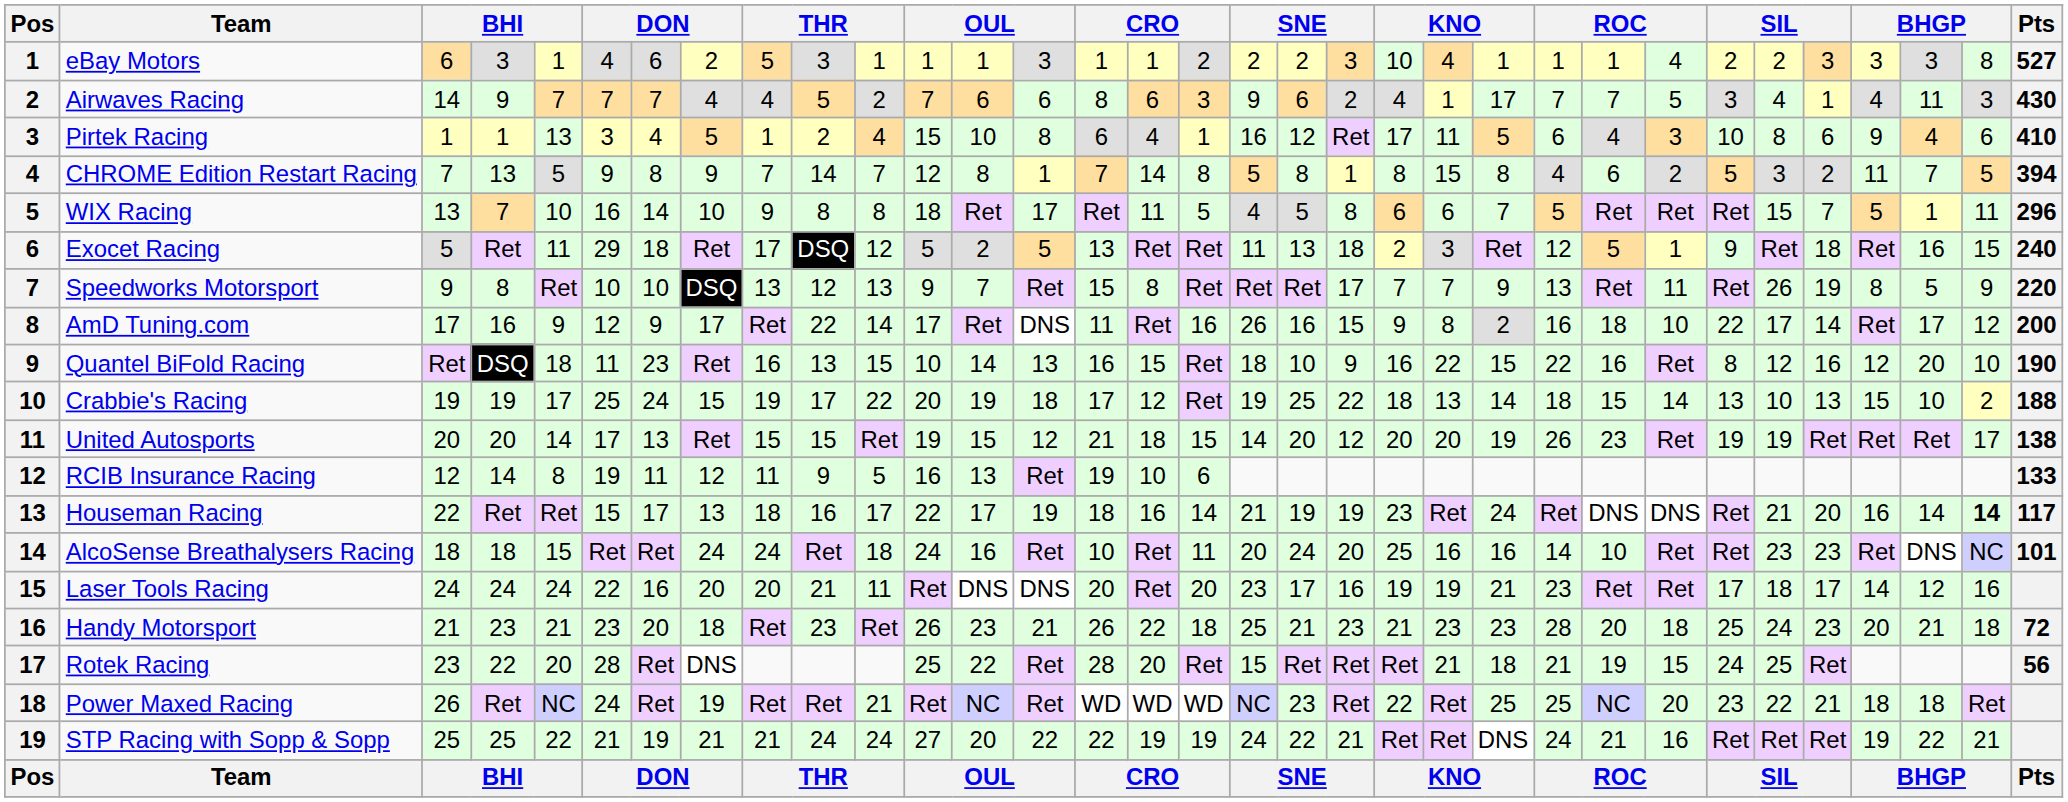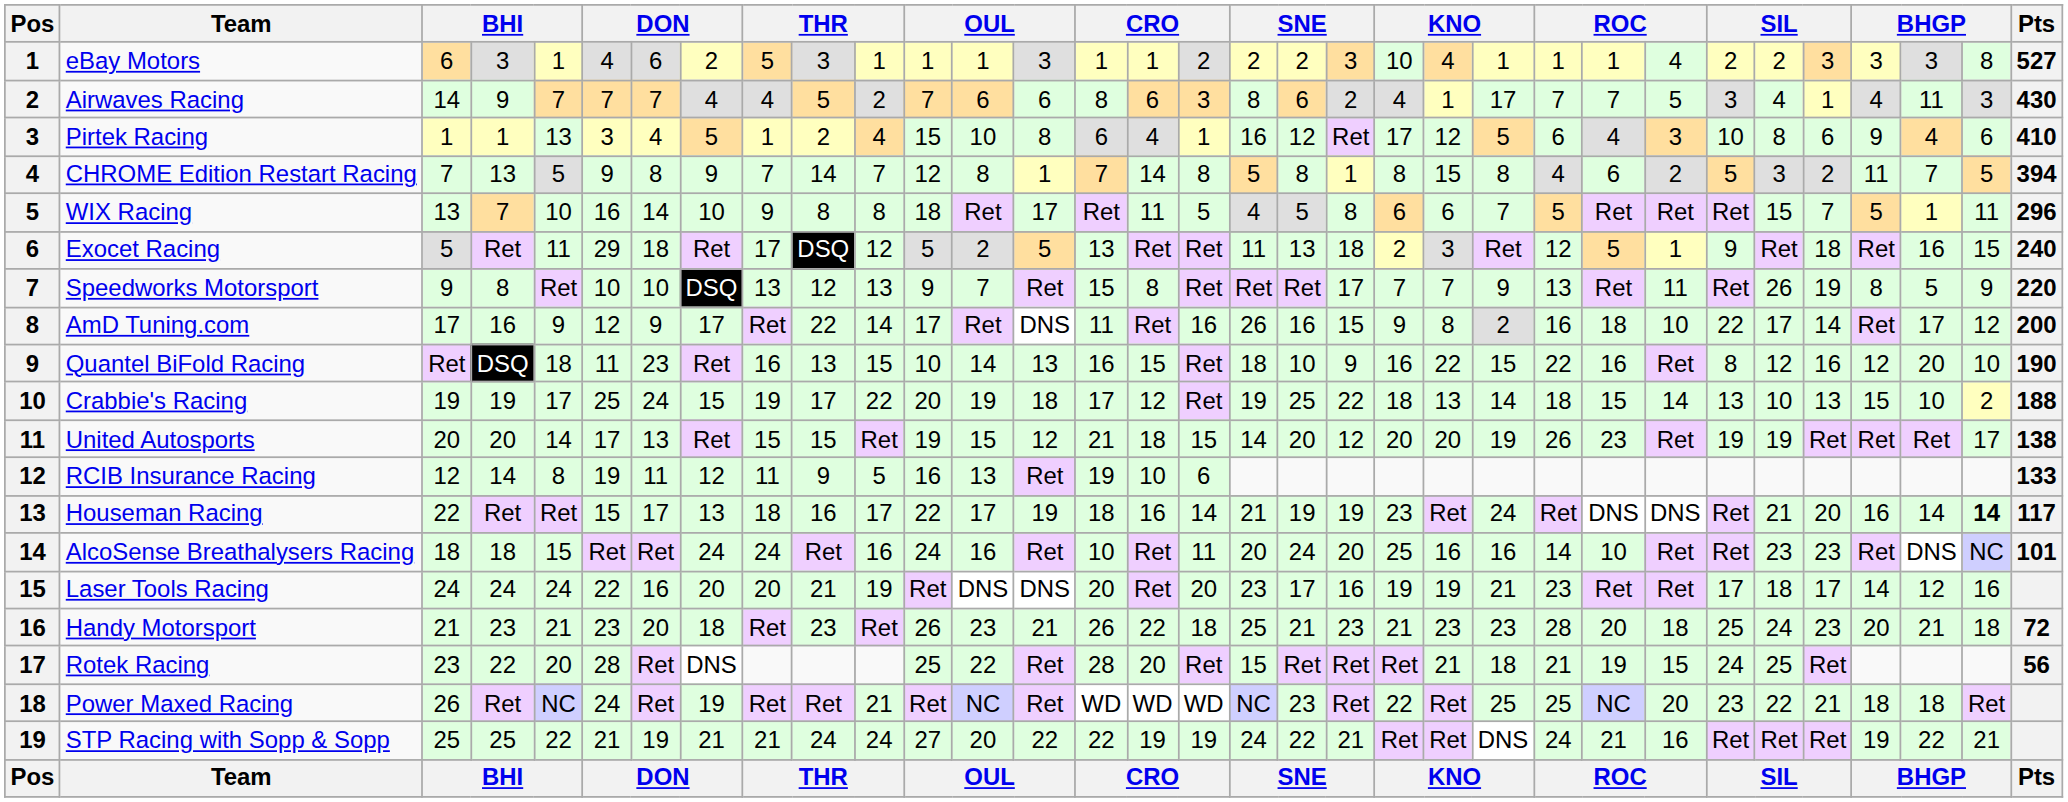(1254, 99) 9 -> (1254, 99) 8
(1448, 137) 11 -> (1448, 137) 12
(879, 552) 18 -> (879, 552) 16
(879, 589) 11 -> (879, 589) 19
